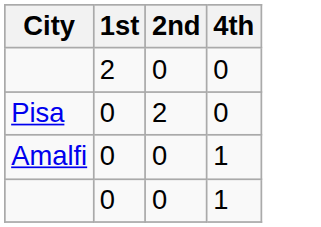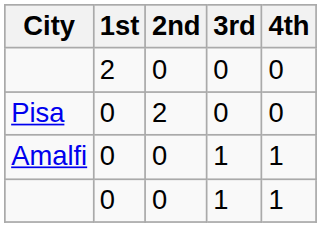+ column: (235, 26)
